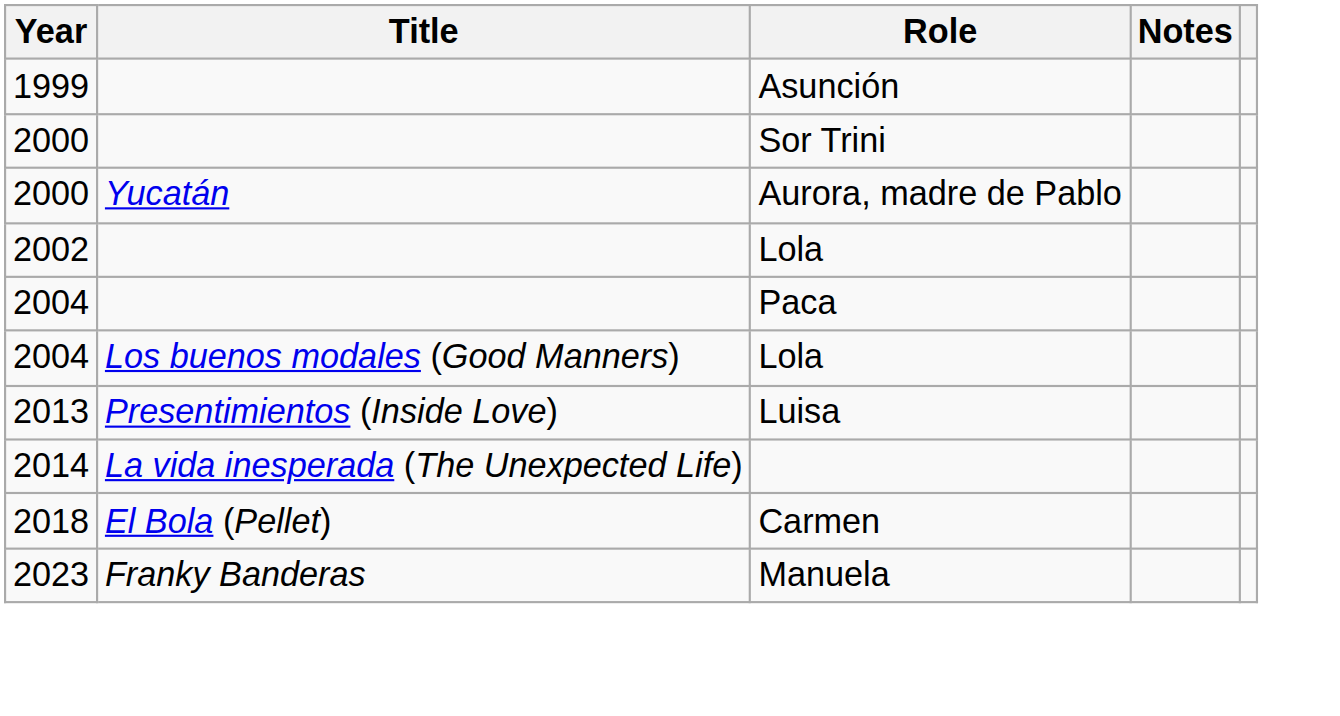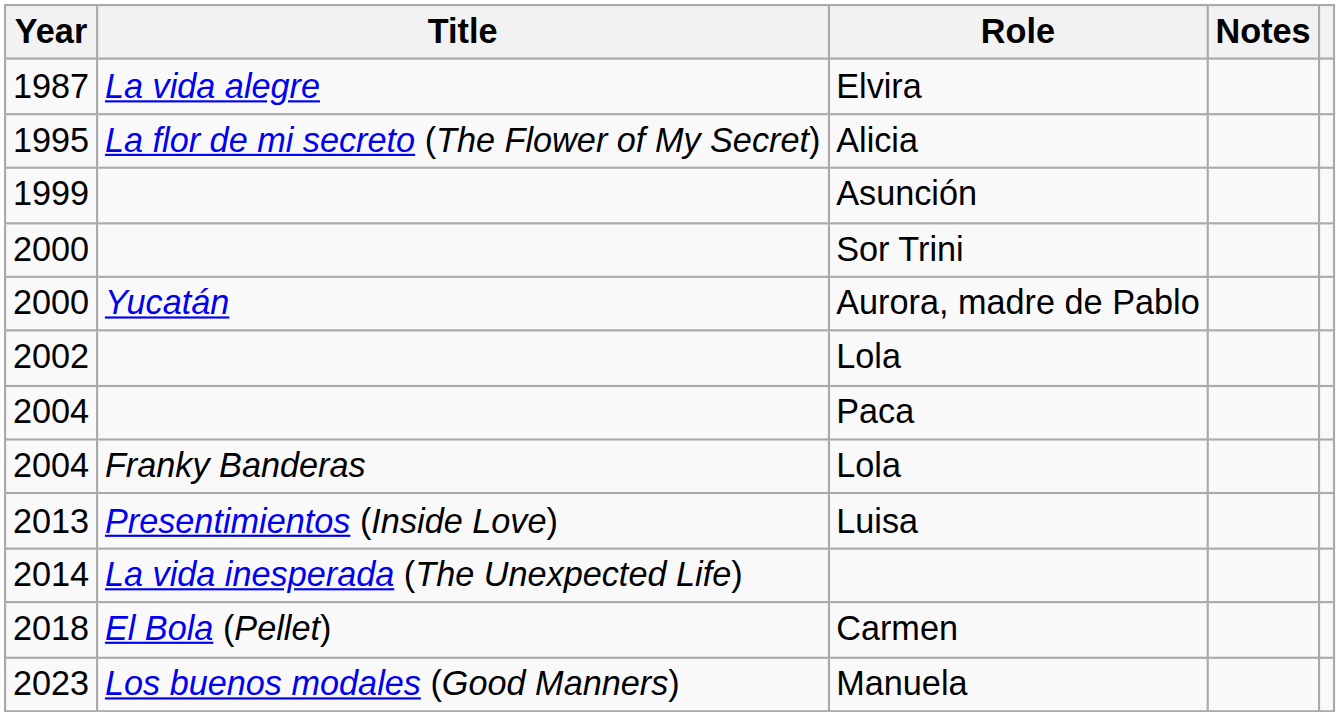+ row: (51, 85)
+ row: (51, 140)
(392, 357) Los buenos modales (Good Manners) -> (235, 466) Franky Banderas
(235, 574) Franky Banderas -> (392, 683) Los buenos modales (Good Manners)
